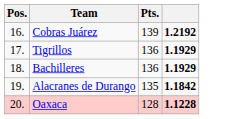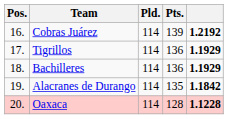+ column: (151, 13)
